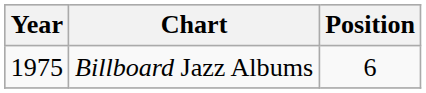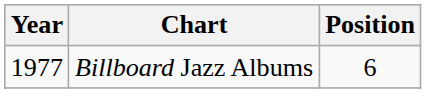(37, 66) 1975 -> (37, 66) 1977
